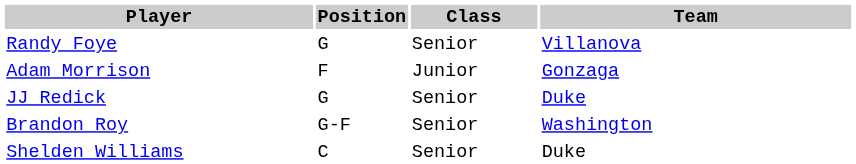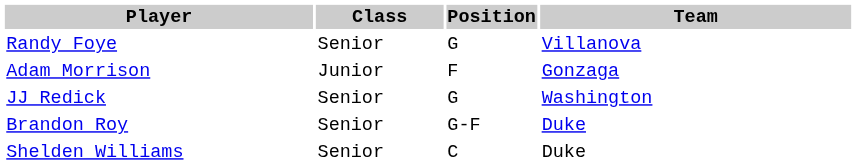columns swapped: (362, 17) <-> (474, 17)
(564, 98) Duke -> (597, 98) Washington
(597, 125) Washington -> (564, 125) Duke
